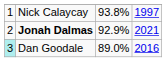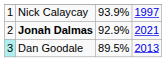(114, 13) 93.8% -> (114, 13) 93.9%
(114, 48) 89.0% -> (114, 48) 89.5%
(147, 48) 2016 -> (147, 48) 2013
